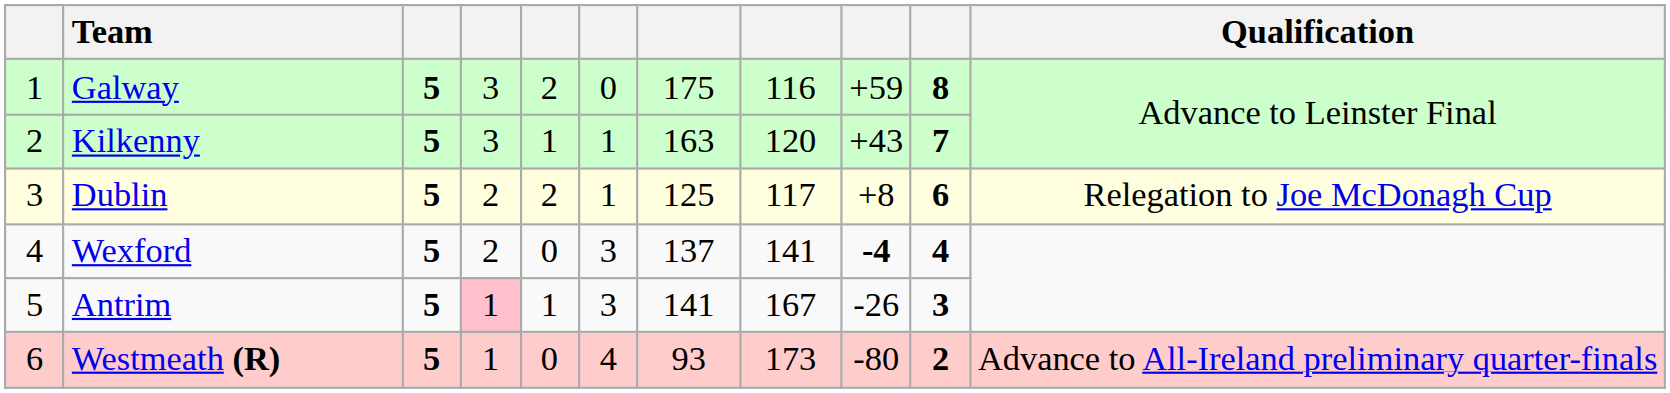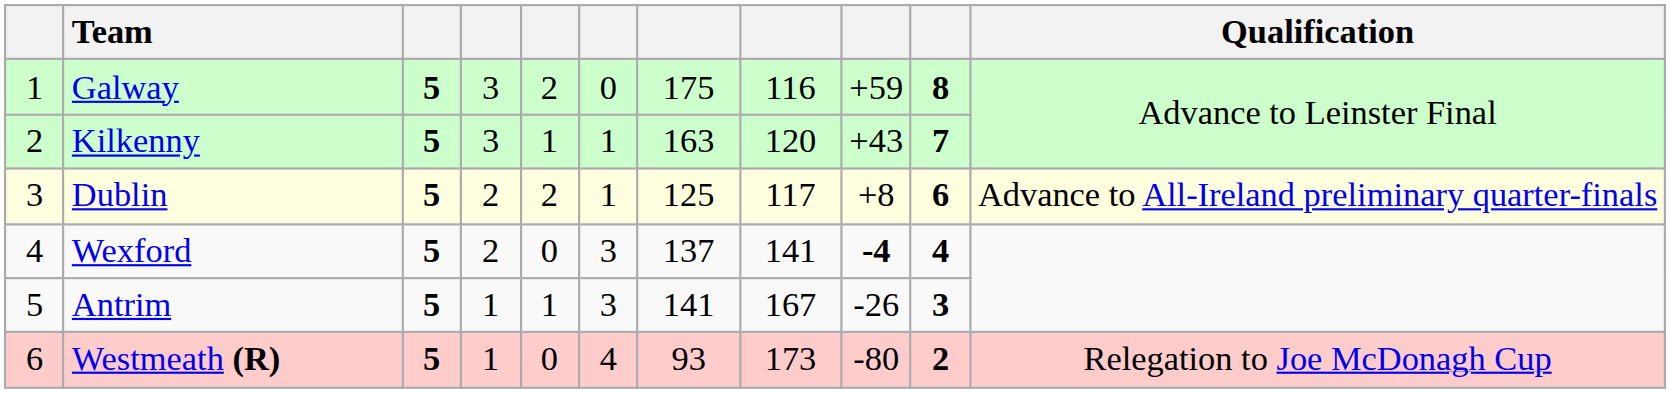(1318, 195) Relegation to Joe McDonagh Cup -> (1318, 195) Advance to All-Ireland preliminary quarter-finals
(491, 304) pink background -> (491, 304) no background
(1318, 359) Advance to All-Ireland preliminary quarter-finals -> (1318, 359) Relegation to Joe McDonagh Cup
